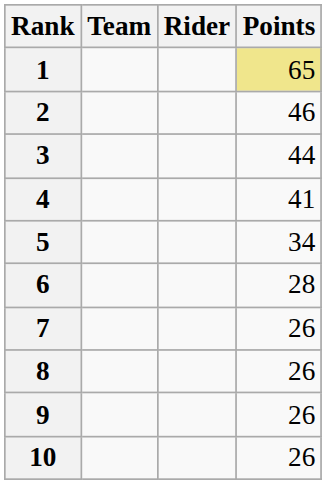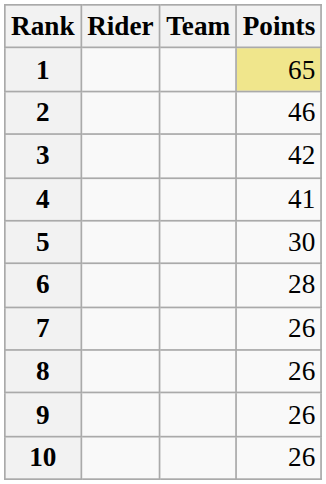columns swapped: (197, 26) <-> (119, 26)
(302, 155) 44 -> (302, 155) 42
(302, 241) 34 -> (302, 241) 30
